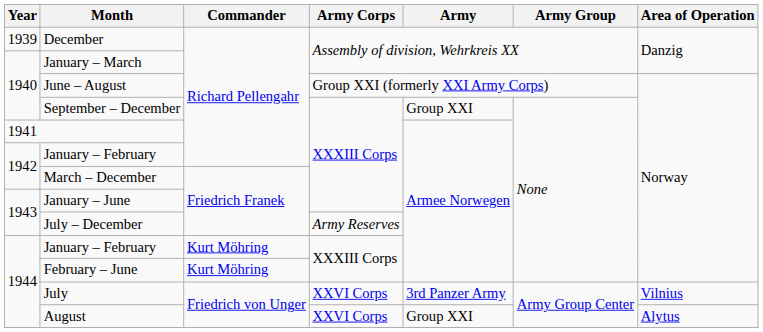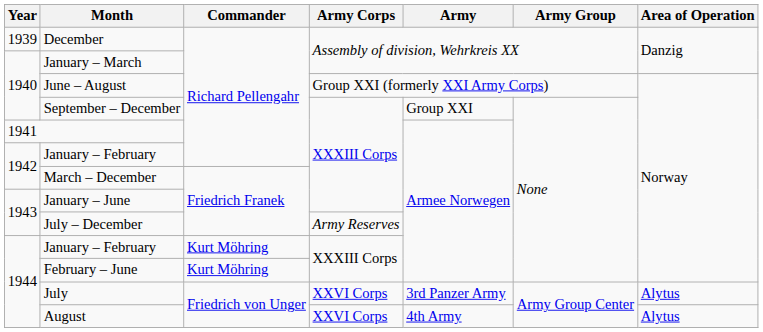(662, 293) Vilnius -> (660, 293) Alytus
(440, 316) Group XXI -> (434, 316) 4th Army
